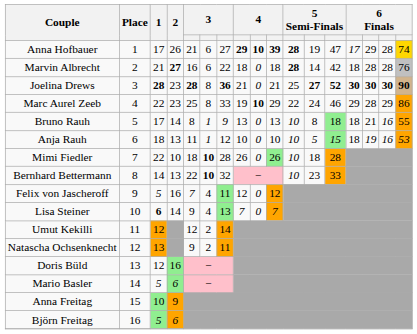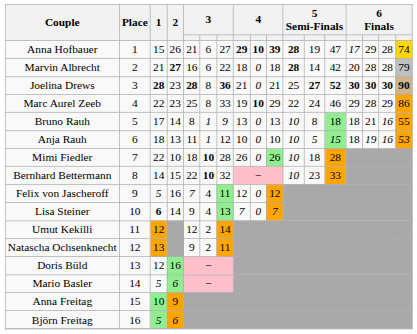(159, 49) 17 -> (159, 49) 15
(354, 67) 18 -> (354, 67) 20
(404, 67) 76 -> (404, 67) 79
(175, 175) 13 -> (175, 175) 15
